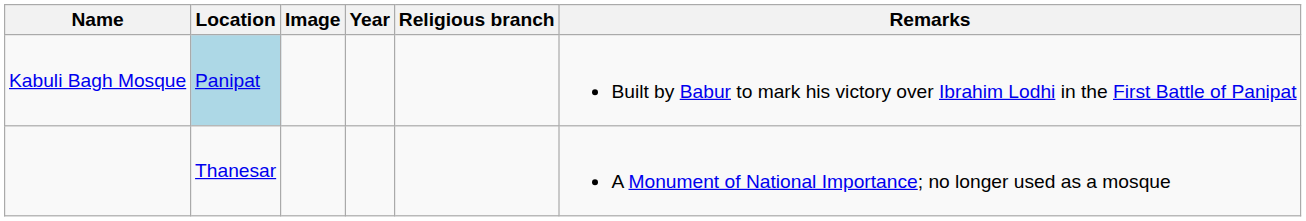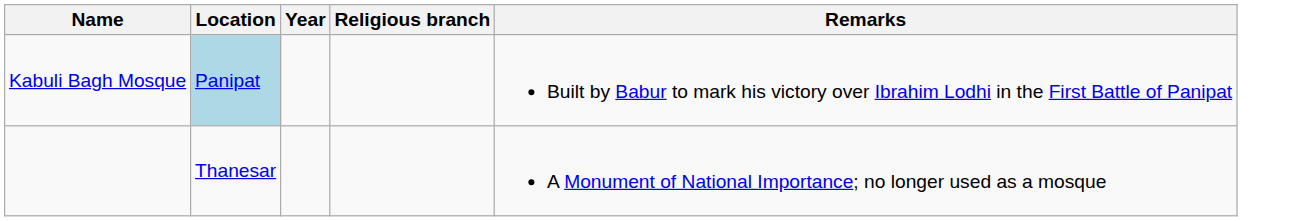- column: (313, 19)
